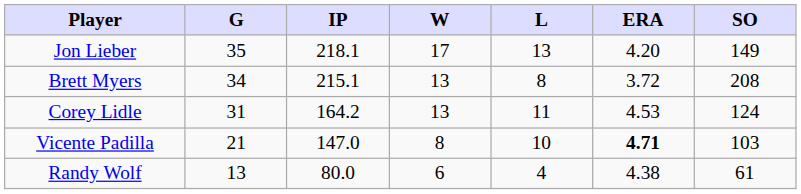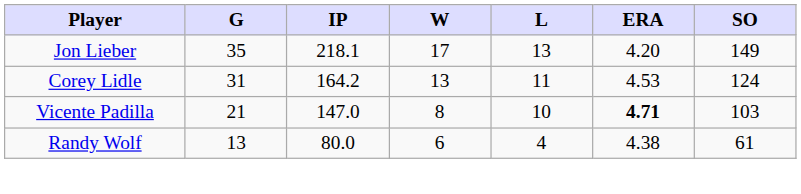- row: (95, 81)
